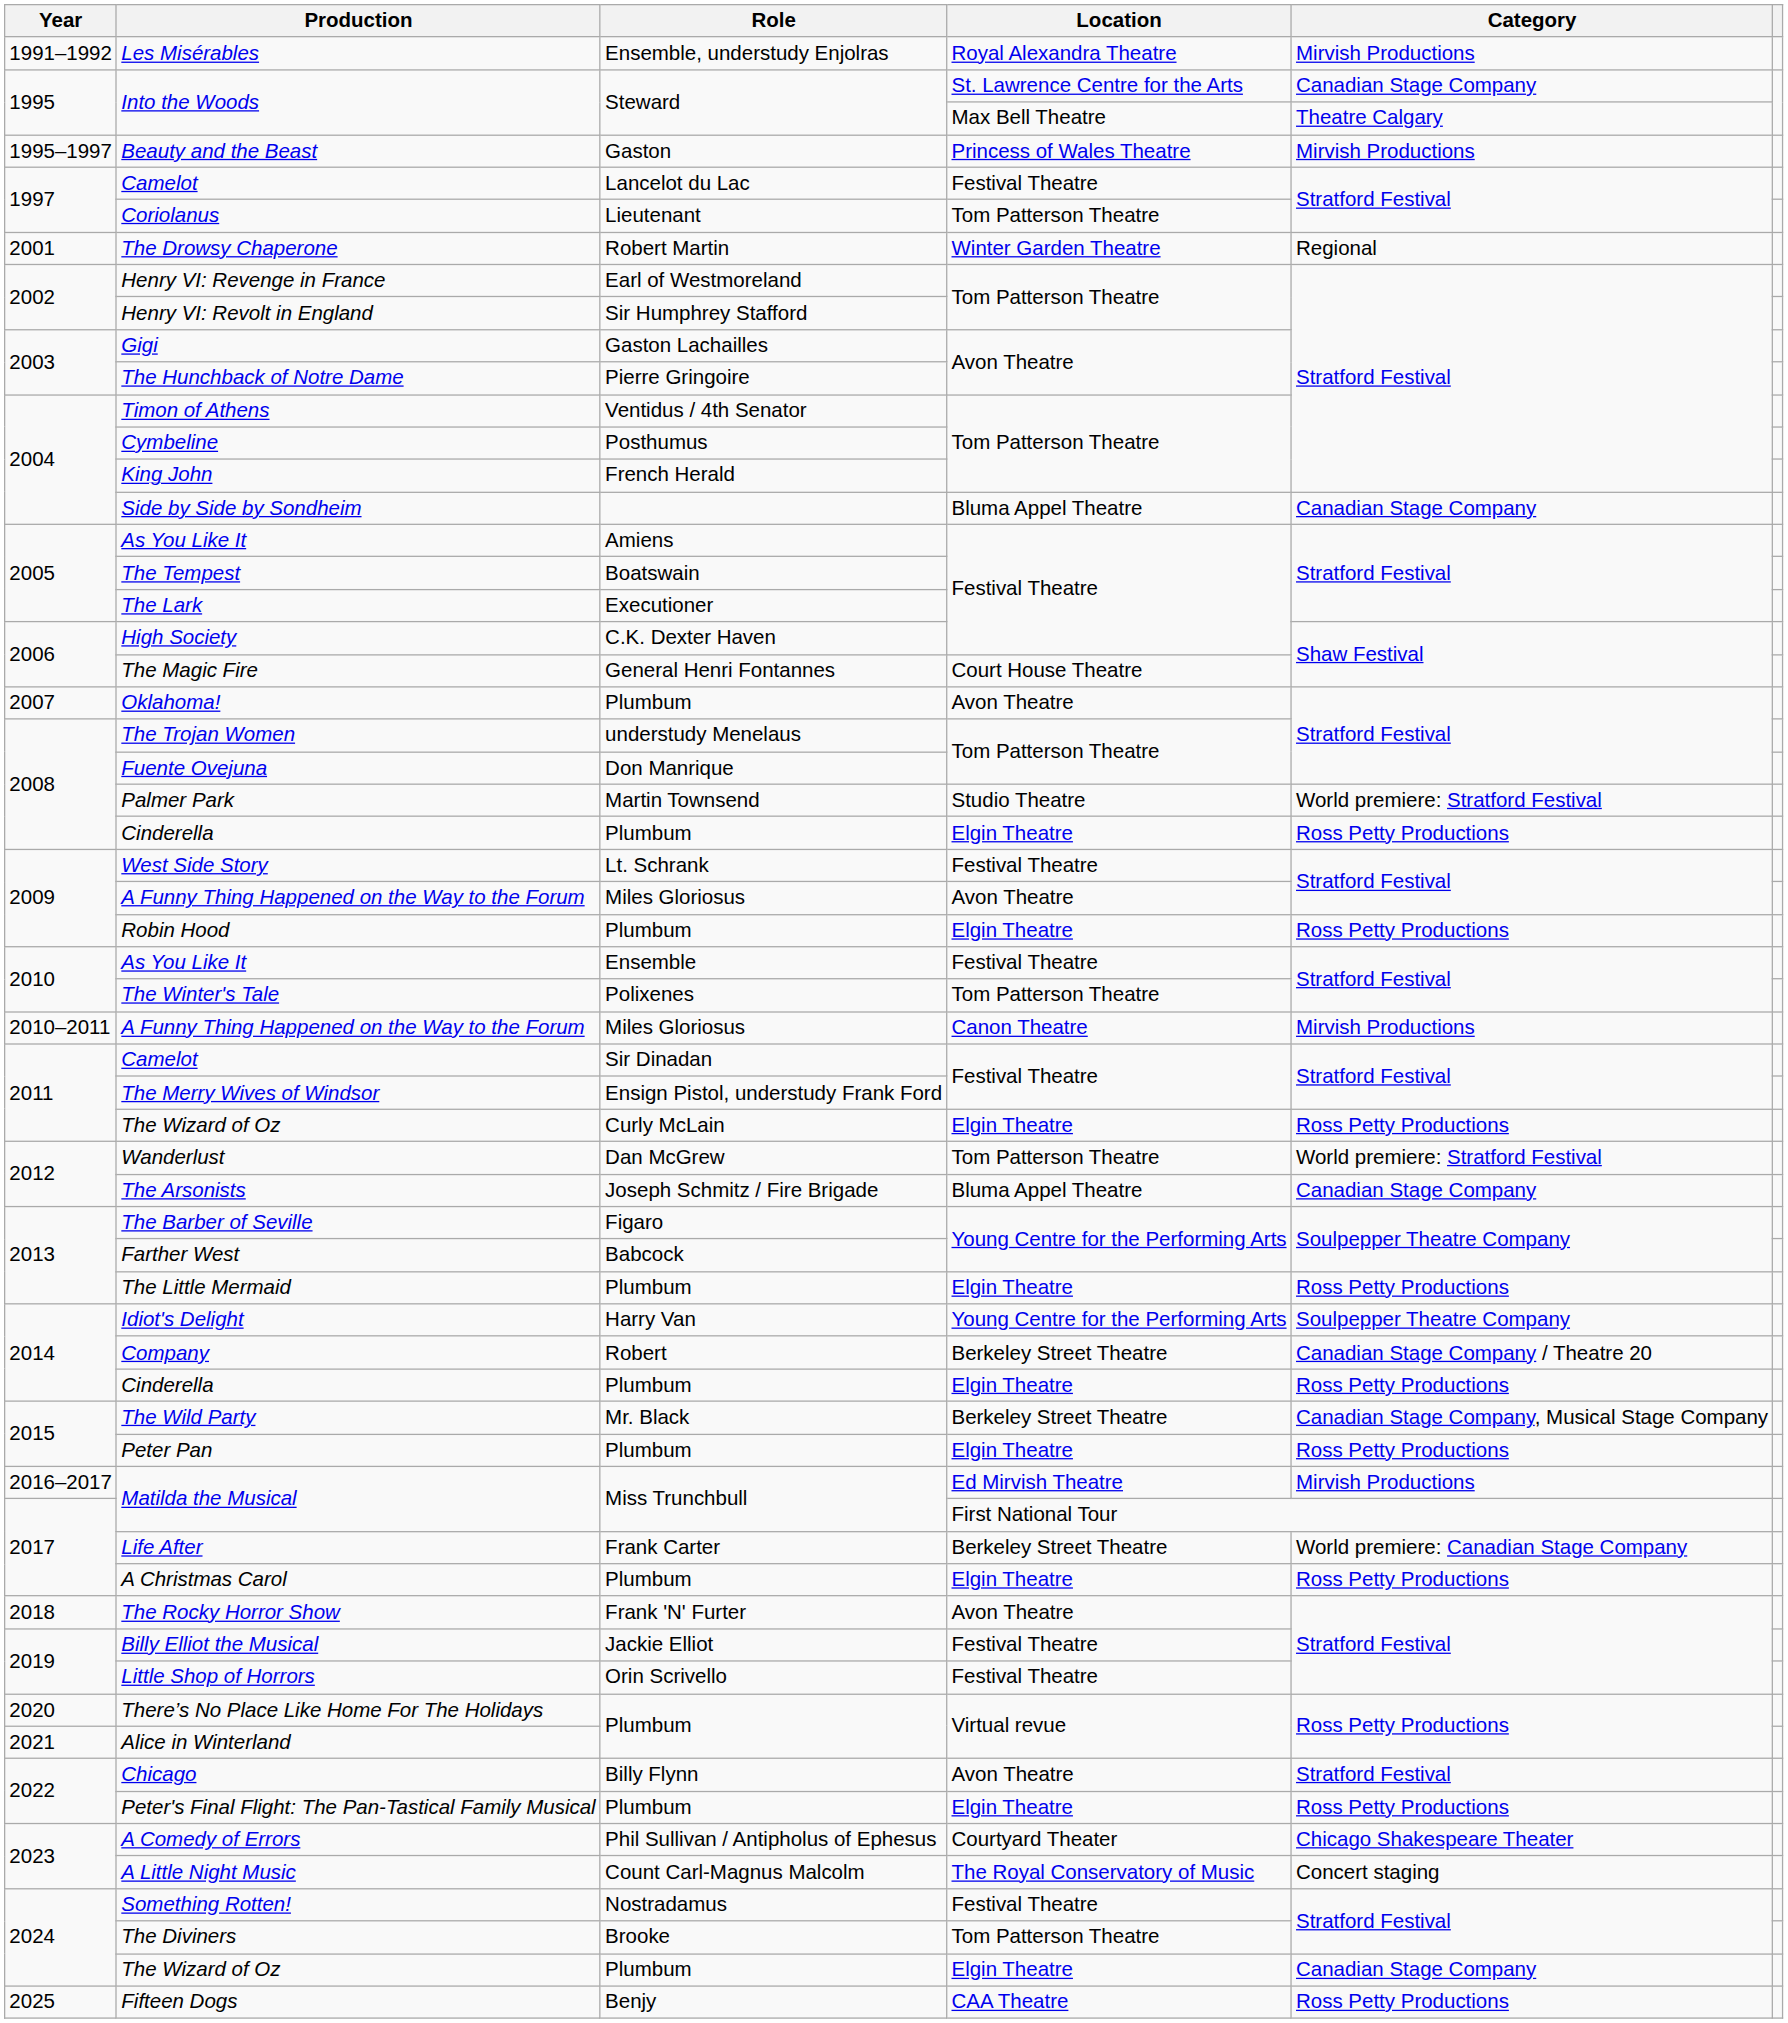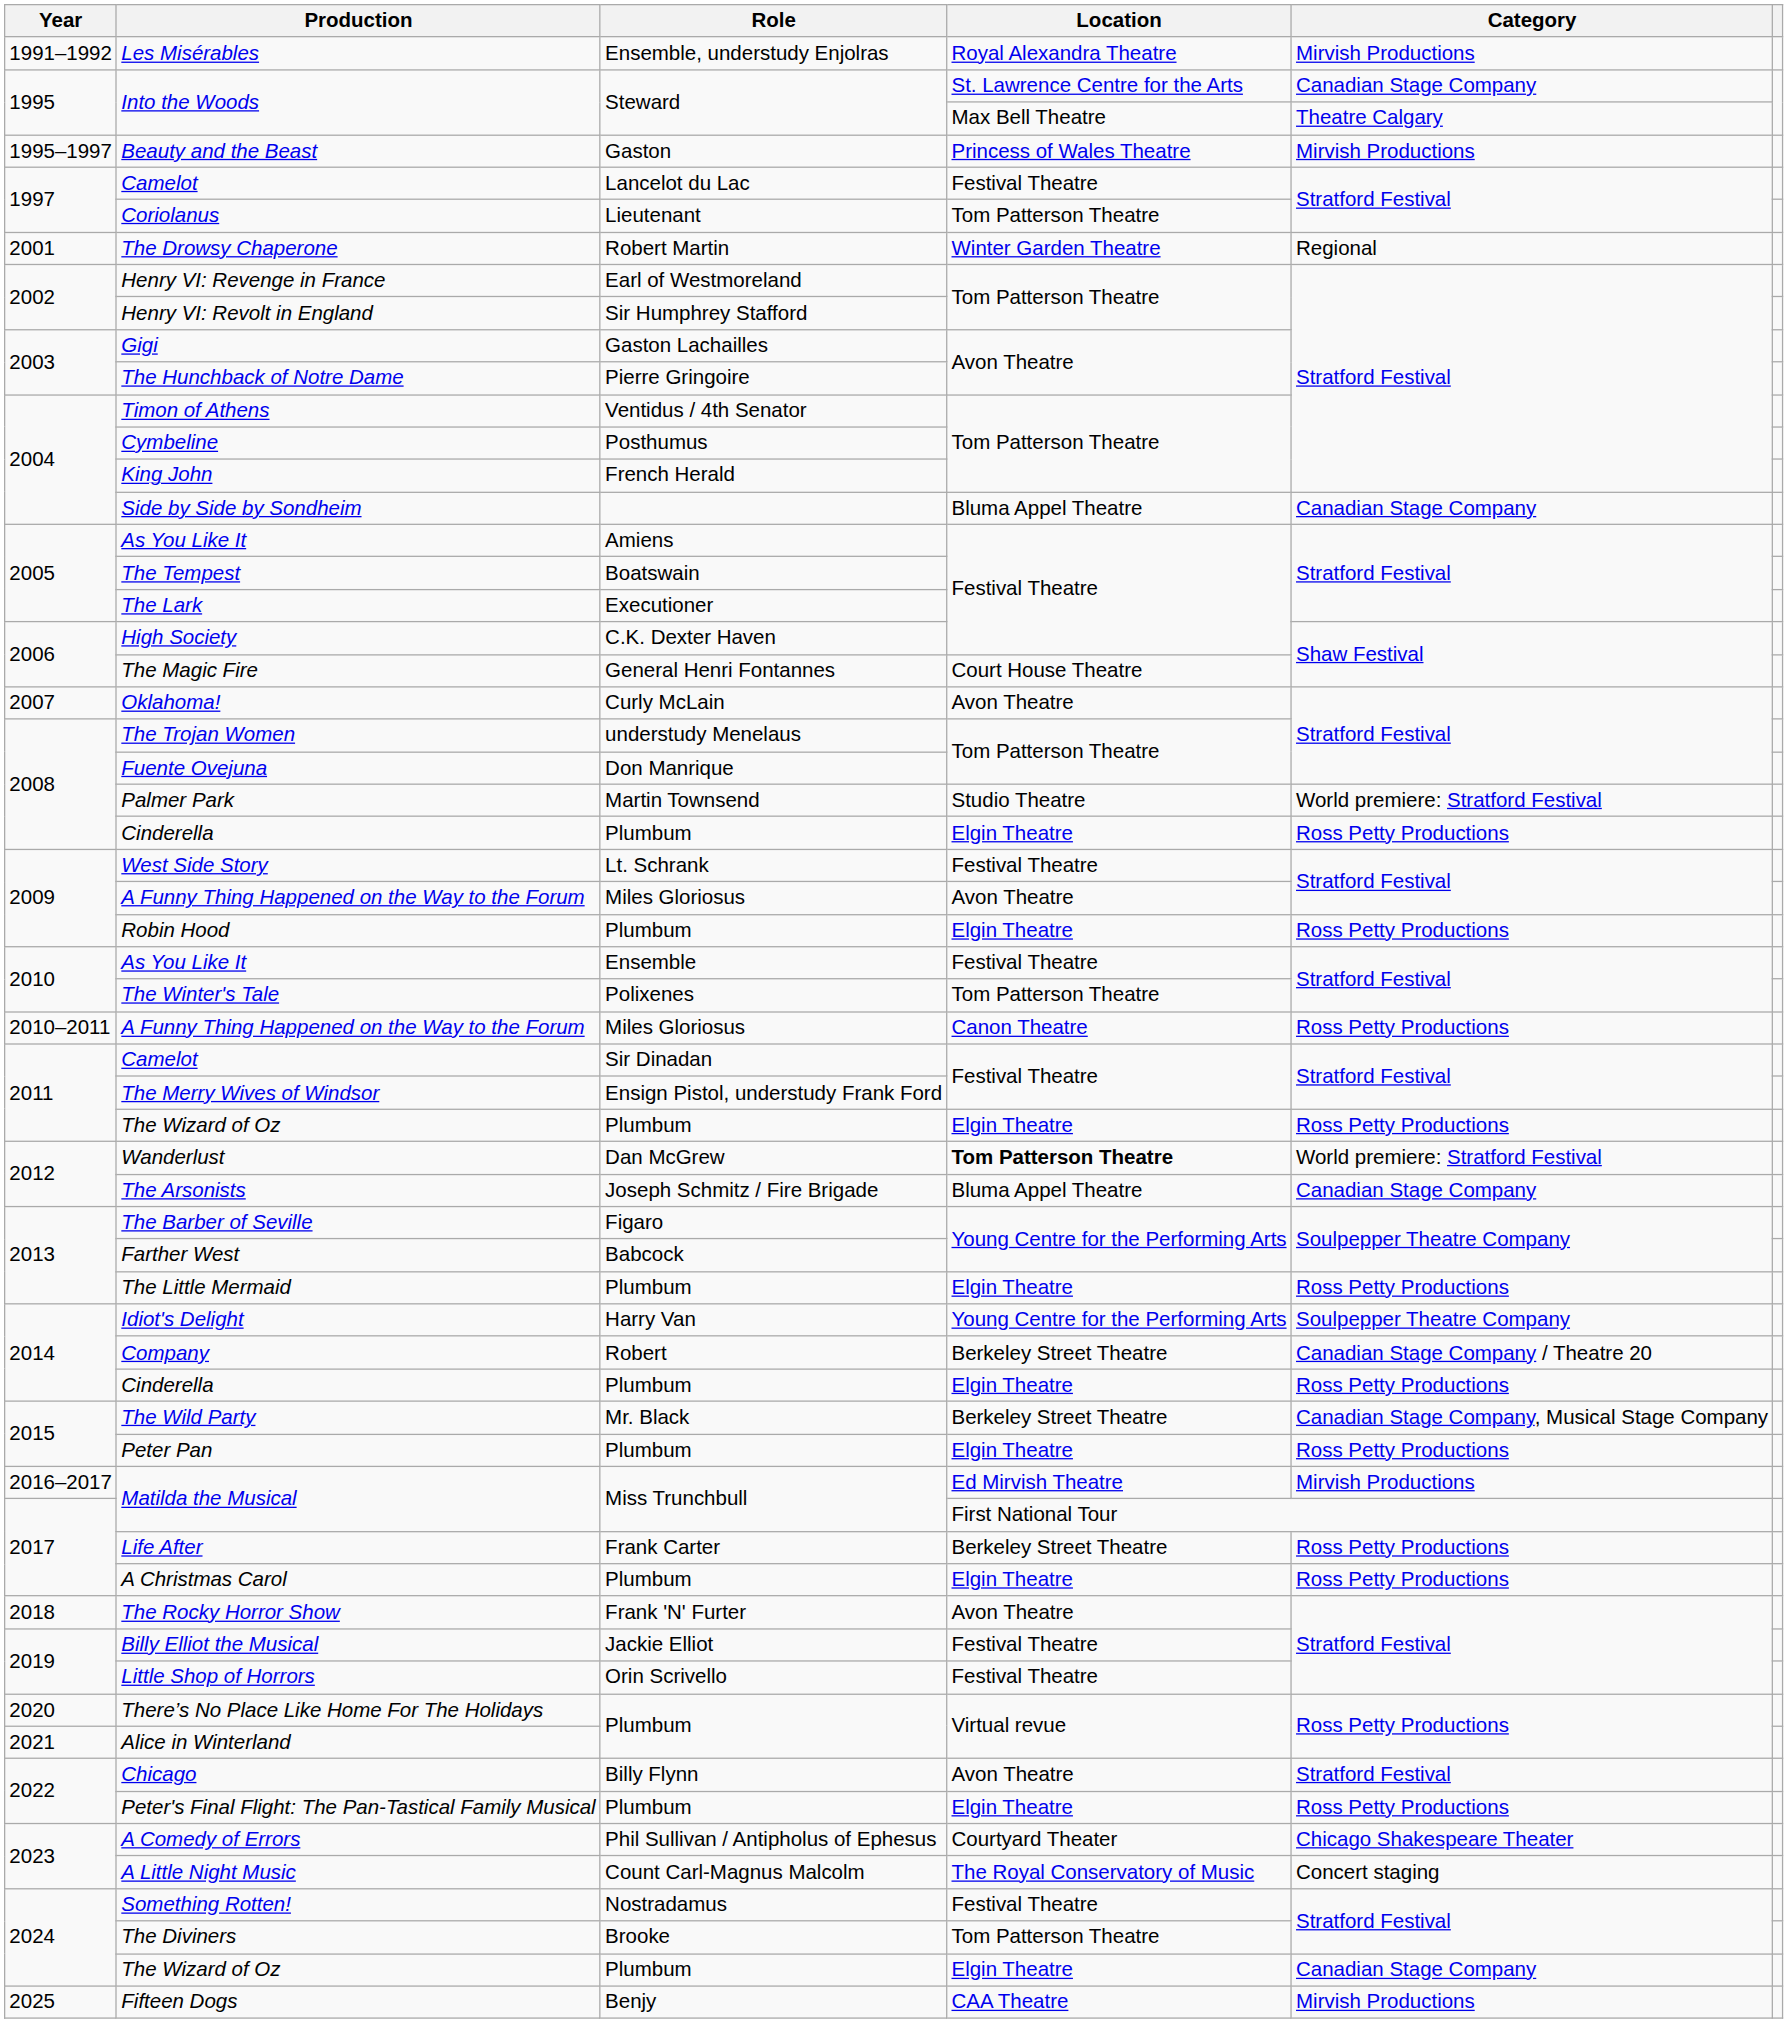(648, 702) Plumbum -> (665, 702) Curly McLain
(1385, 1027) Mirvish Productions -> (1402, 1027) Ross Petty Productions
(665, 1125) Curly McLain -> (648, 1125) Plumbum
(1055, 1157) normal -> (1062, 1157) bold
(1492, 1547) World premiere: Canadian Stage Company -> (1402, 1547) Ross Petty Productions
(1402, 2002) Ross Petty Productions -> (1385, 2002) Mirvish Productions
